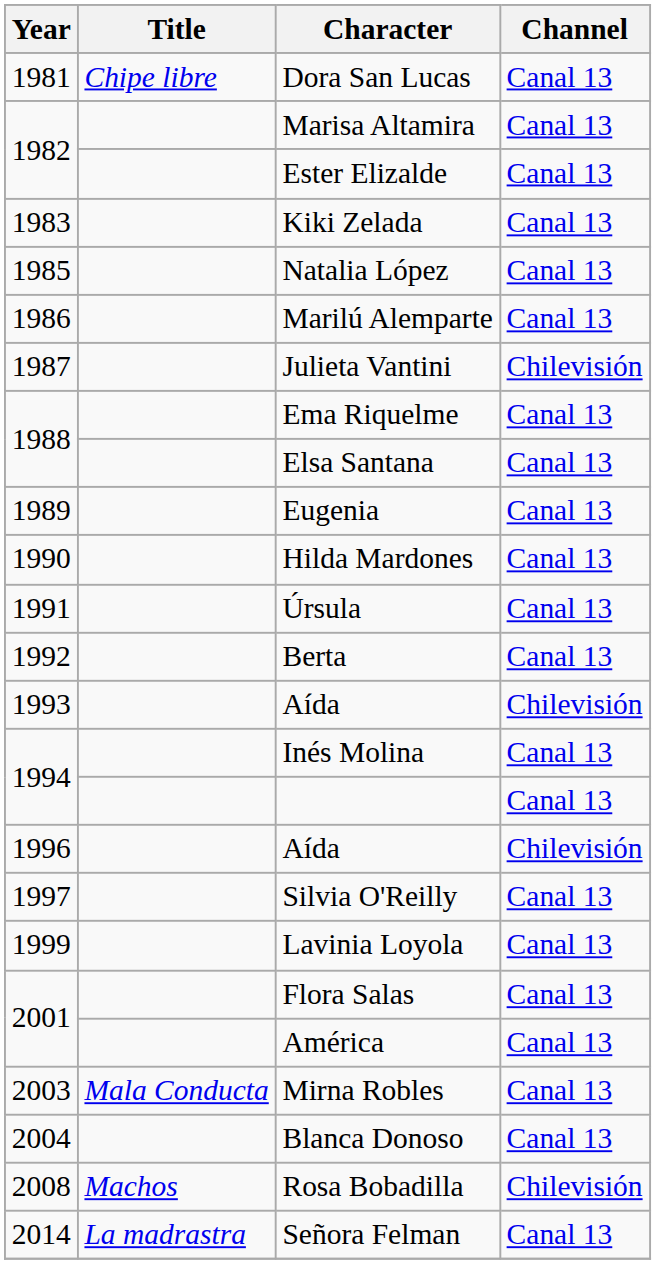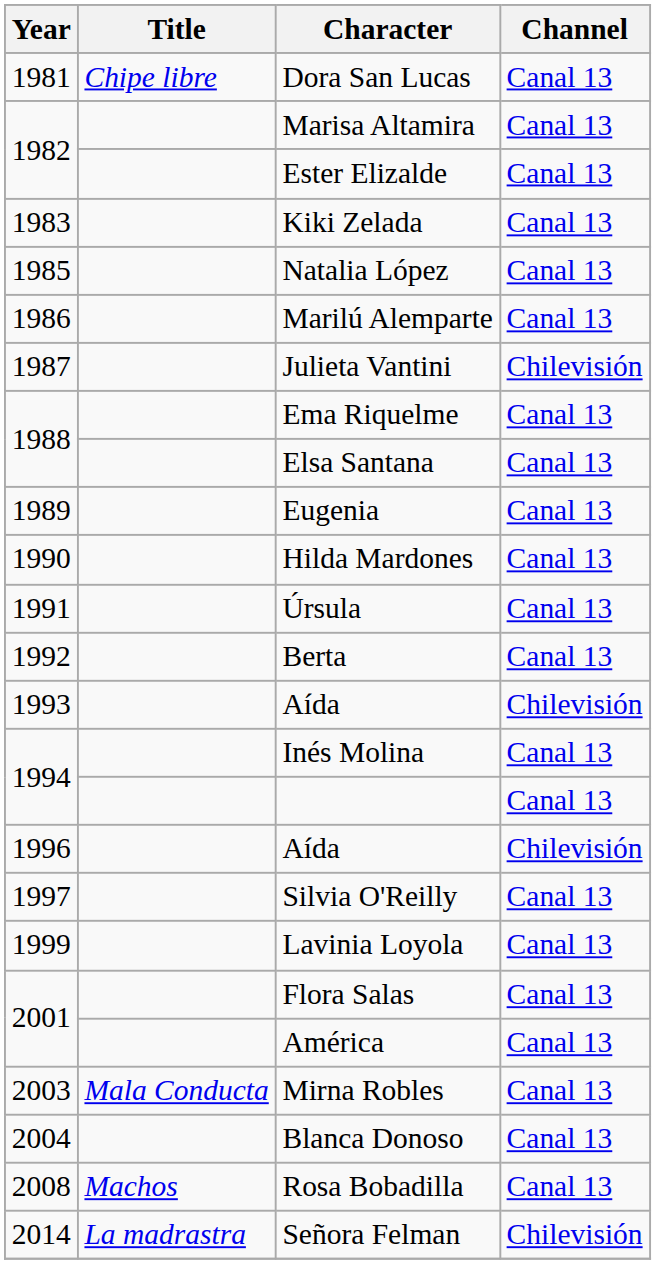(575, 1186) Chilevisión -> (559, 1186) Canal 13
(559, 1234) Canal 13 -> (575, 1234) Chilevisión
